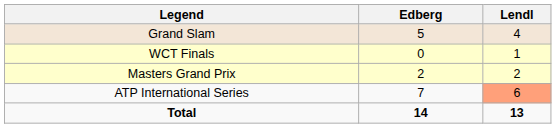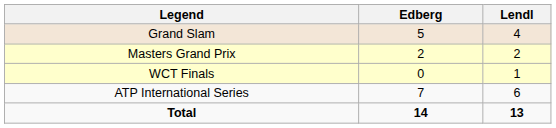rows swapped: (182, 73) <-> (182, 53)
(517, 93) lightsalmon background -> (517, 93) no background
